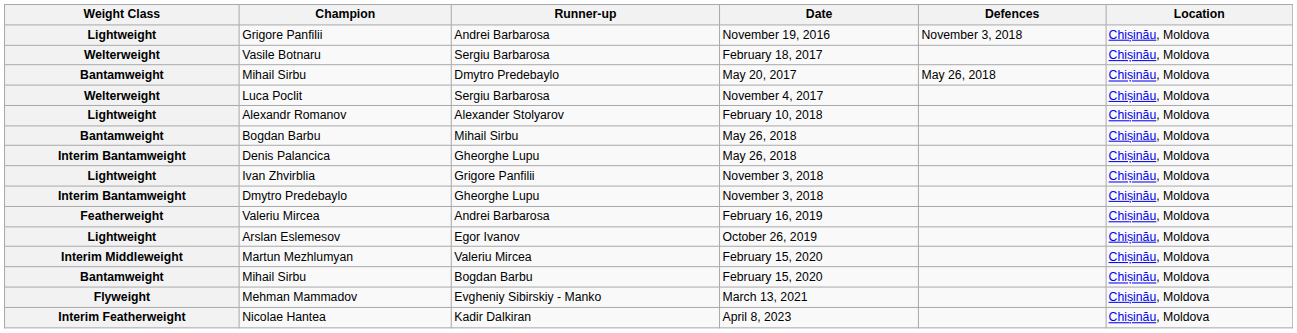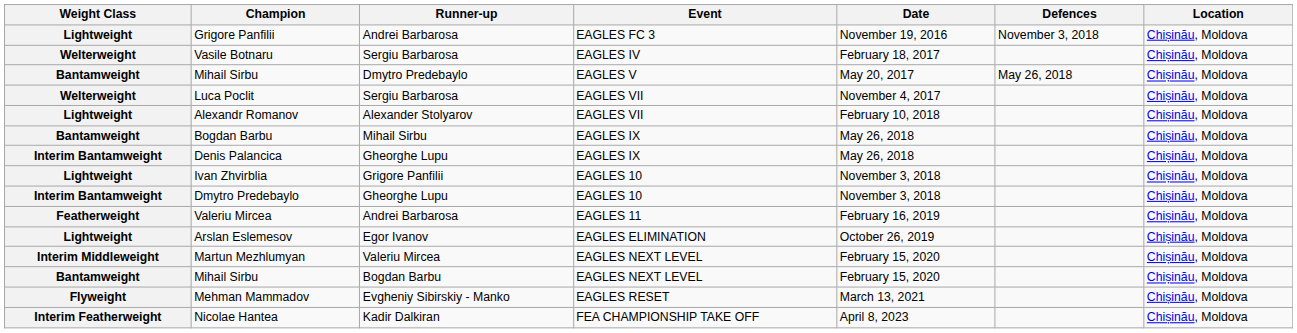+ column: (705, 15)
